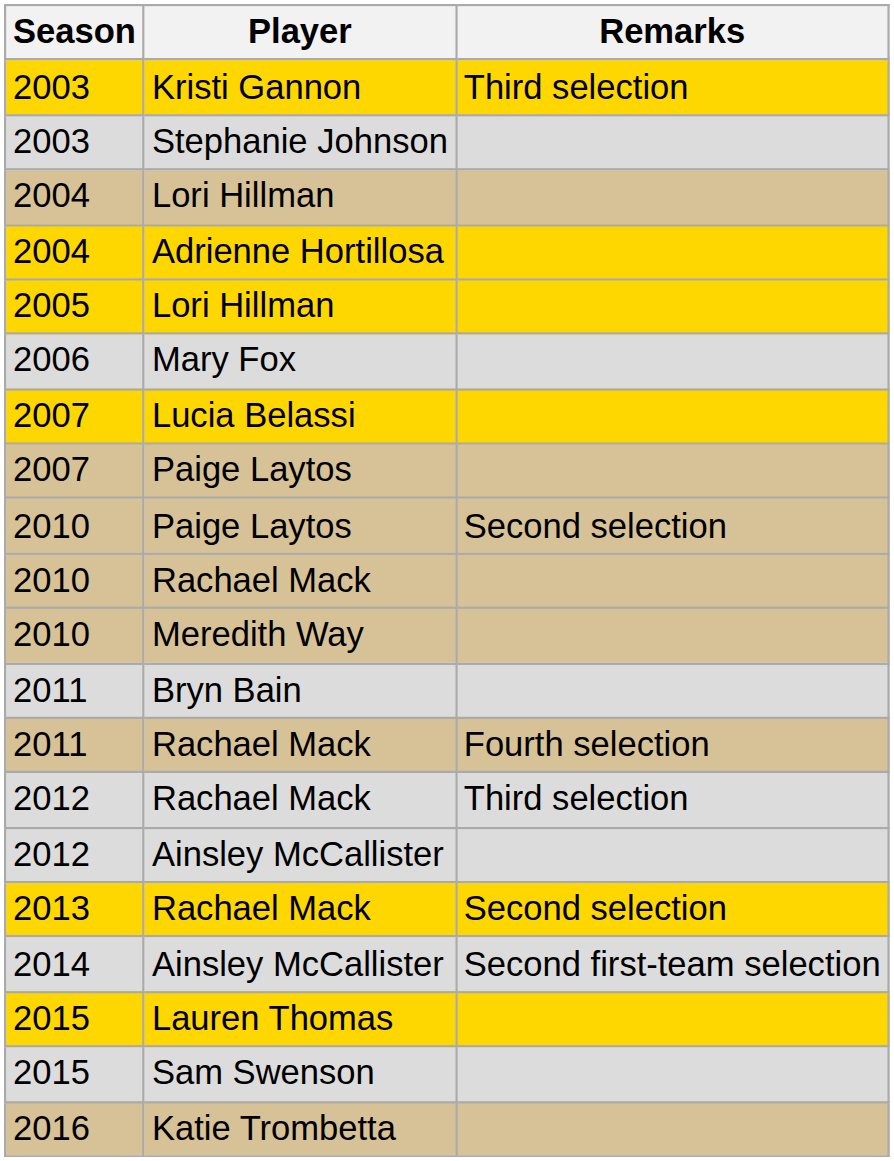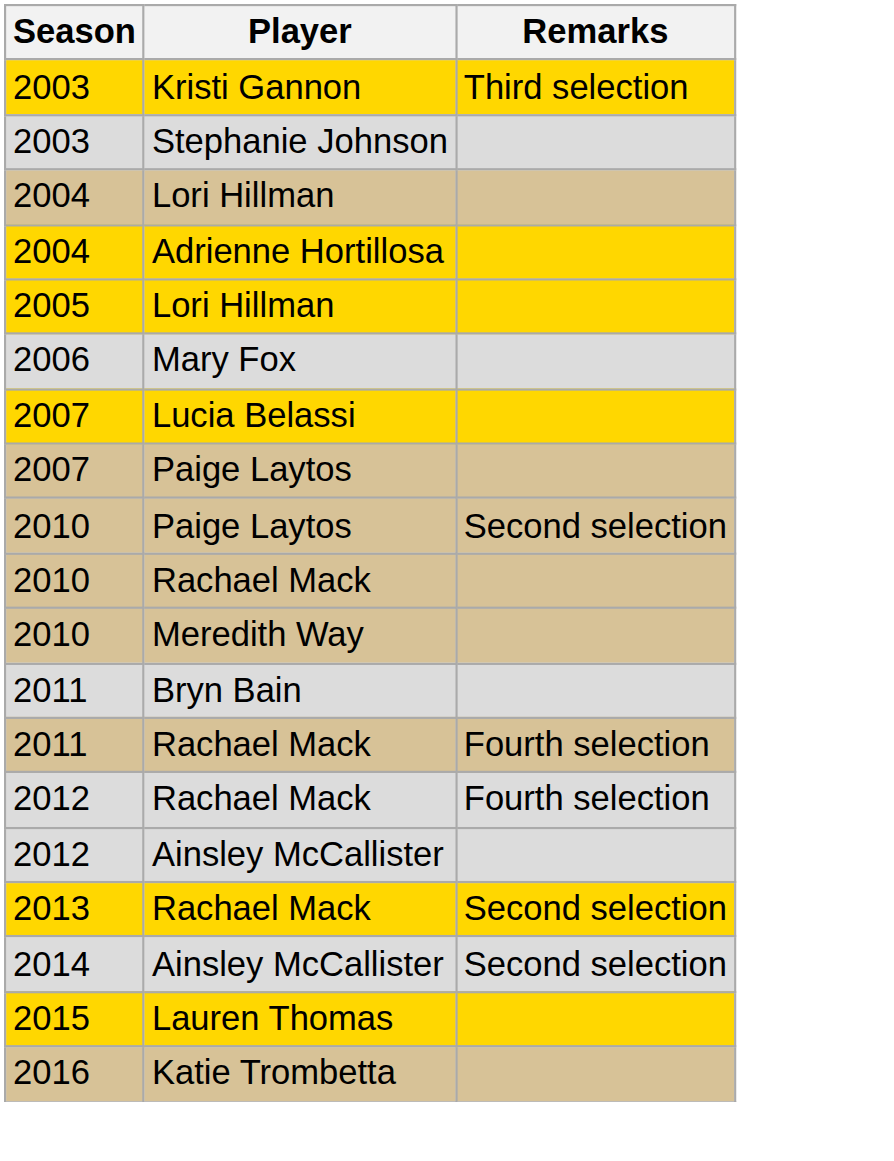(576, 799) Third selection -> (587, 799) Fourth selection
(672, 963) Second first-team selection -> (595, 963) Second selection
- row: (51, 1073)
